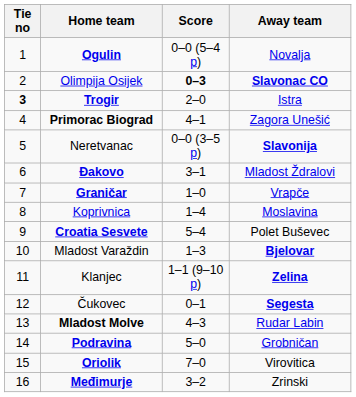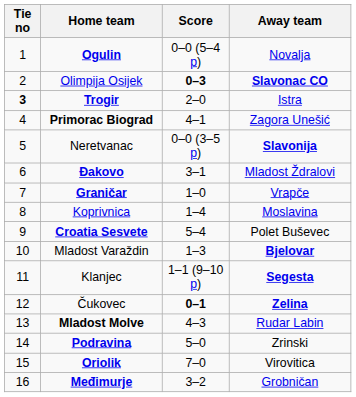(290, 277) Zelina -> (290, 277) Segesta
(196, 304) normal -> (196, 304) bold
(290, 304) Segesta -> (290, 304) Zelina
(290, 343) Grobničan -> (290, 343) Zrinski
(290, 382) Zrinski -> (290, 382) Grobničan
